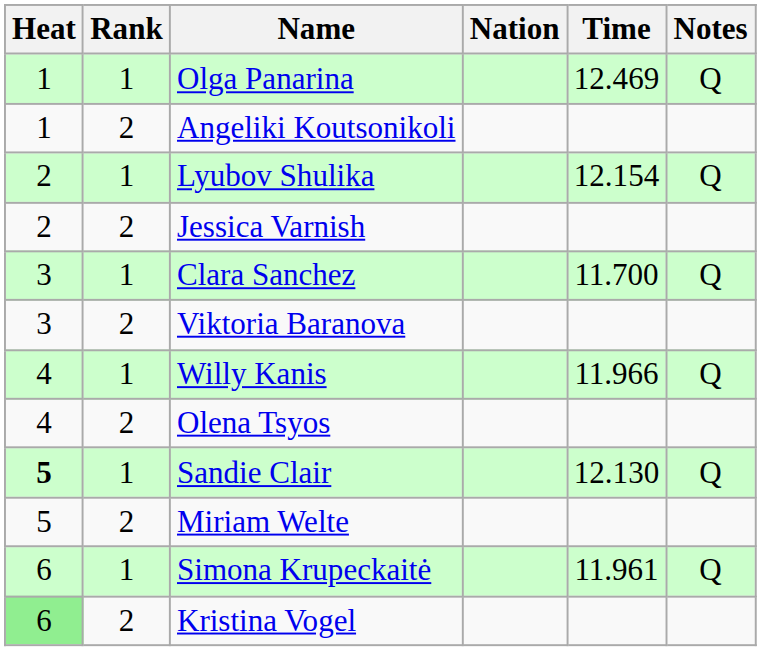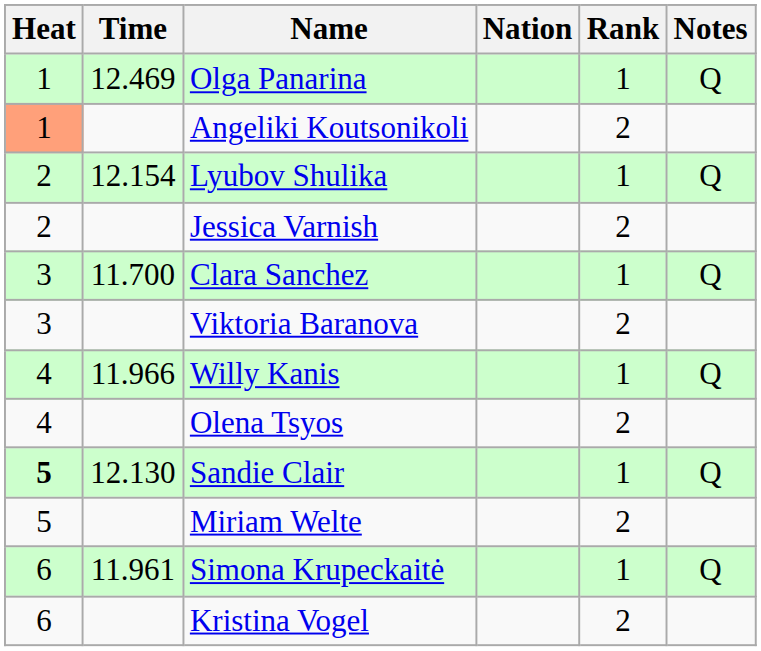columns swapped: (126, 29) <-> (616, 29)
(44, 127) no background -> (44, 127) lightsalmon background
(44, 619) lightgreen background -> (44, 619) no background
